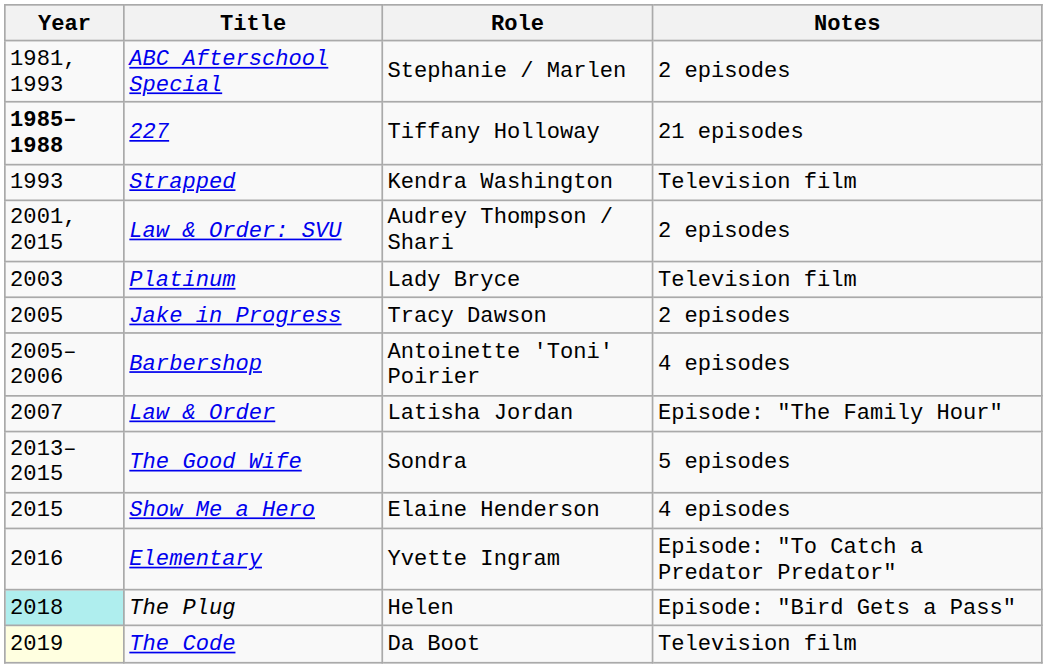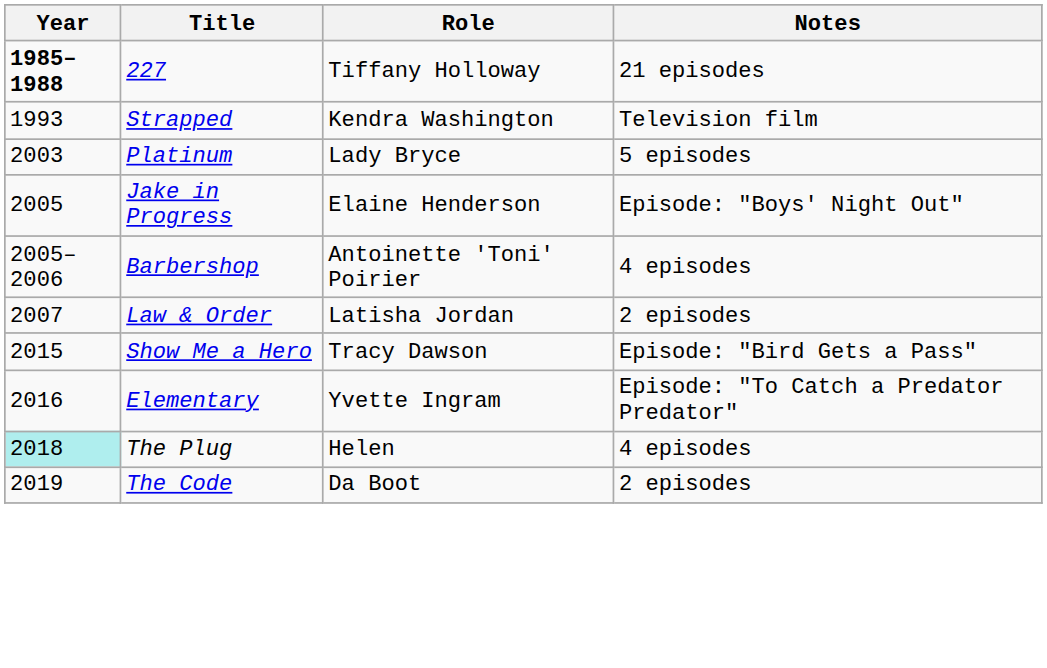- row: (229, 72)
- row: (235, 231)
(757, 279) Television film -> (685, 156) 5 episodes
(467, 315) Tracy Dawson -> (434, 205) Elaine Henderson
(724, 315) 2 episodes -> (791, 205) Episode: "Boys' Night Out"
(830, 413) Episode: "The Family Hour" -> (685, 315) 2 episodes
- row: (216, 462)
(494, 511) Elaine Henderson -> (408, 351) Tracy Dawson
(724, 511) 4 episodes -> (798, 351) Episode: "Bird Gets a Pass"
(837, 608) Episode: "Bird Gets a Pass" -> (685, 449) 4 episodes
(37, 644) lightyellow background -> (37, 485) no background
(757, 644) Television film -> (685, 485) 2 episodes
